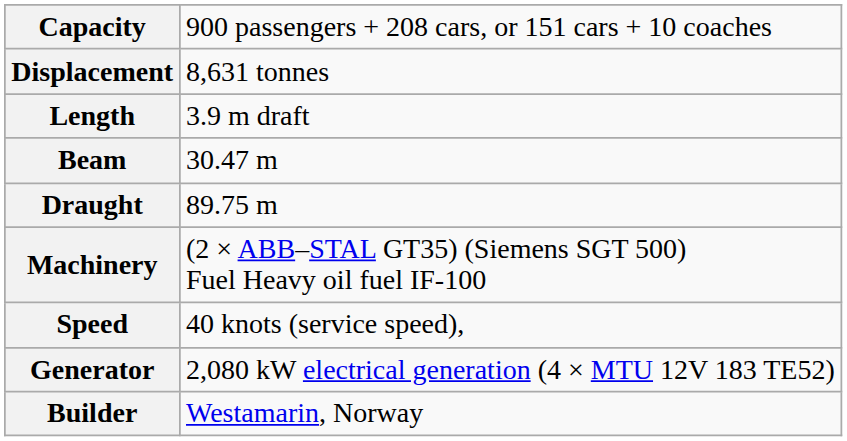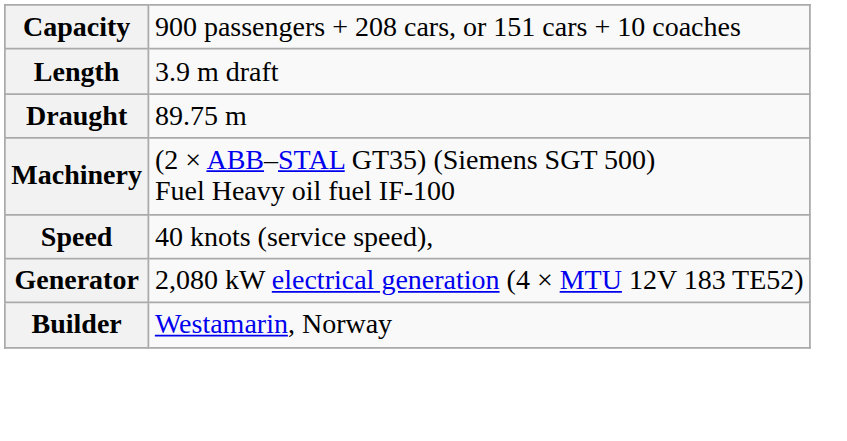- row: (92, 71)
- row: (92, 159)
